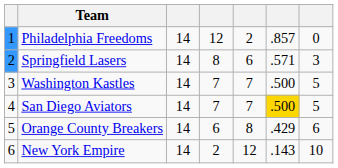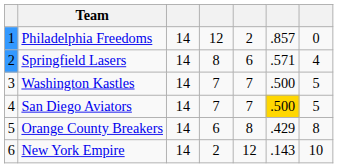(316, 60) 3 -> (316, 60) 4
(316, 128) 6 -> (316, 128) 8
